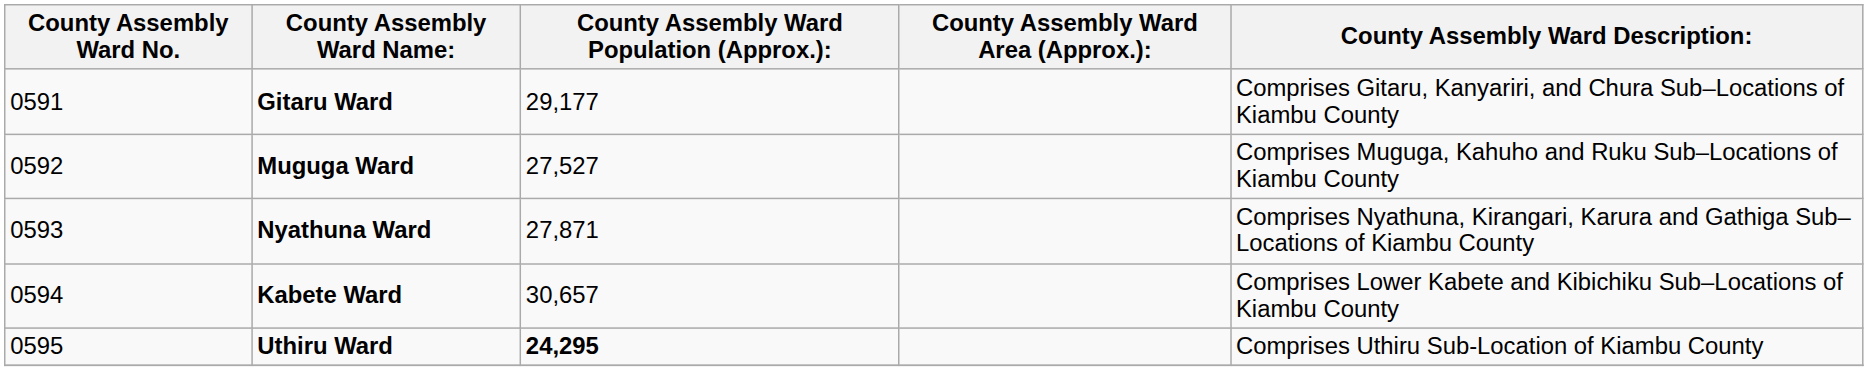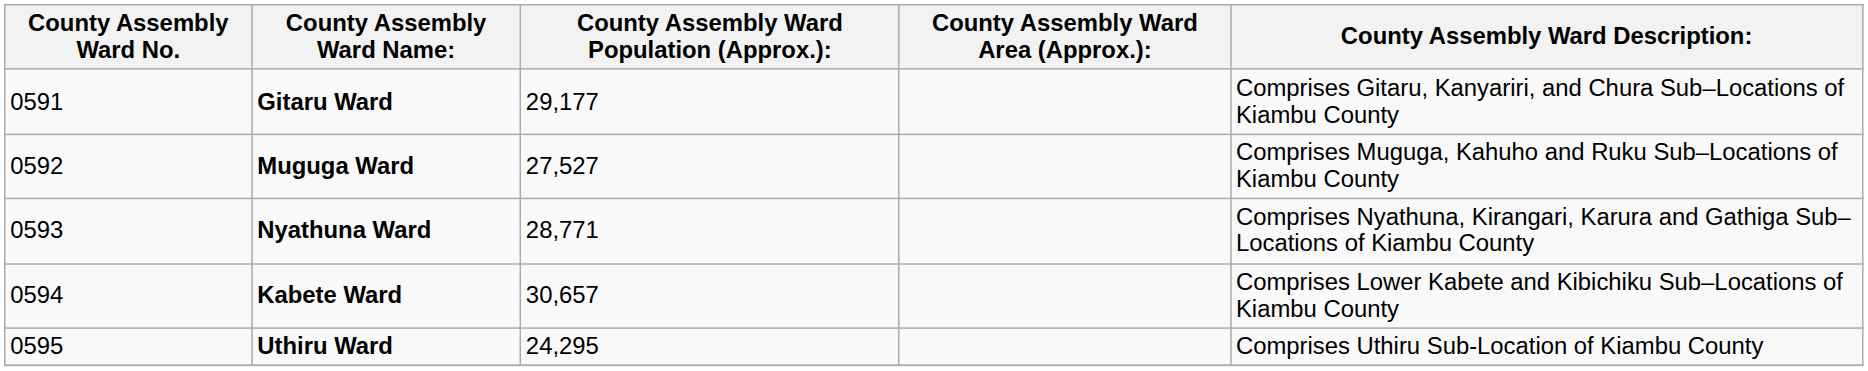(562, 230) 27,871 -> (562, 230) 28,771
(562, 346) bold -> (562, 346) normal
